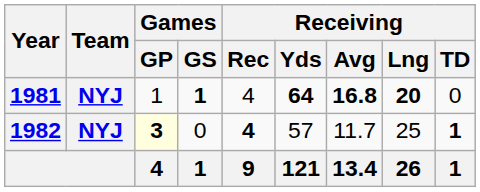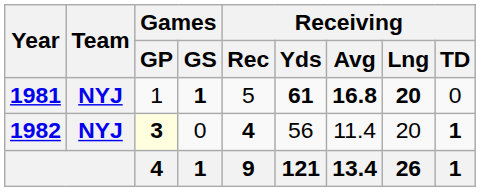(248, 95) 4 -> (248, 95) 5
(301, 95) 64 -> (301, 95) 61
(301, 131) 57 -> (301, 131) 56
(355, 131) 11.7 -> (355, 131) 11.4
(408, 131) 25 -> (408, 131) 20
